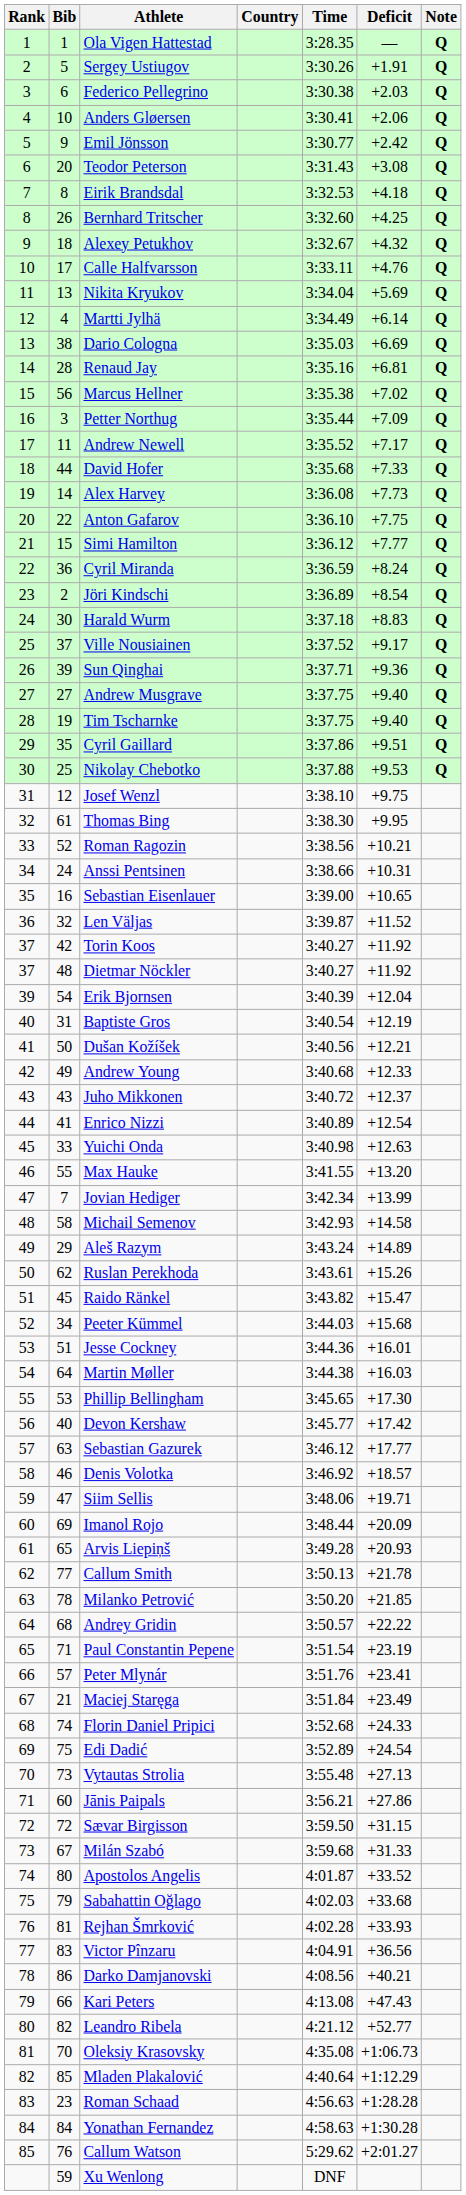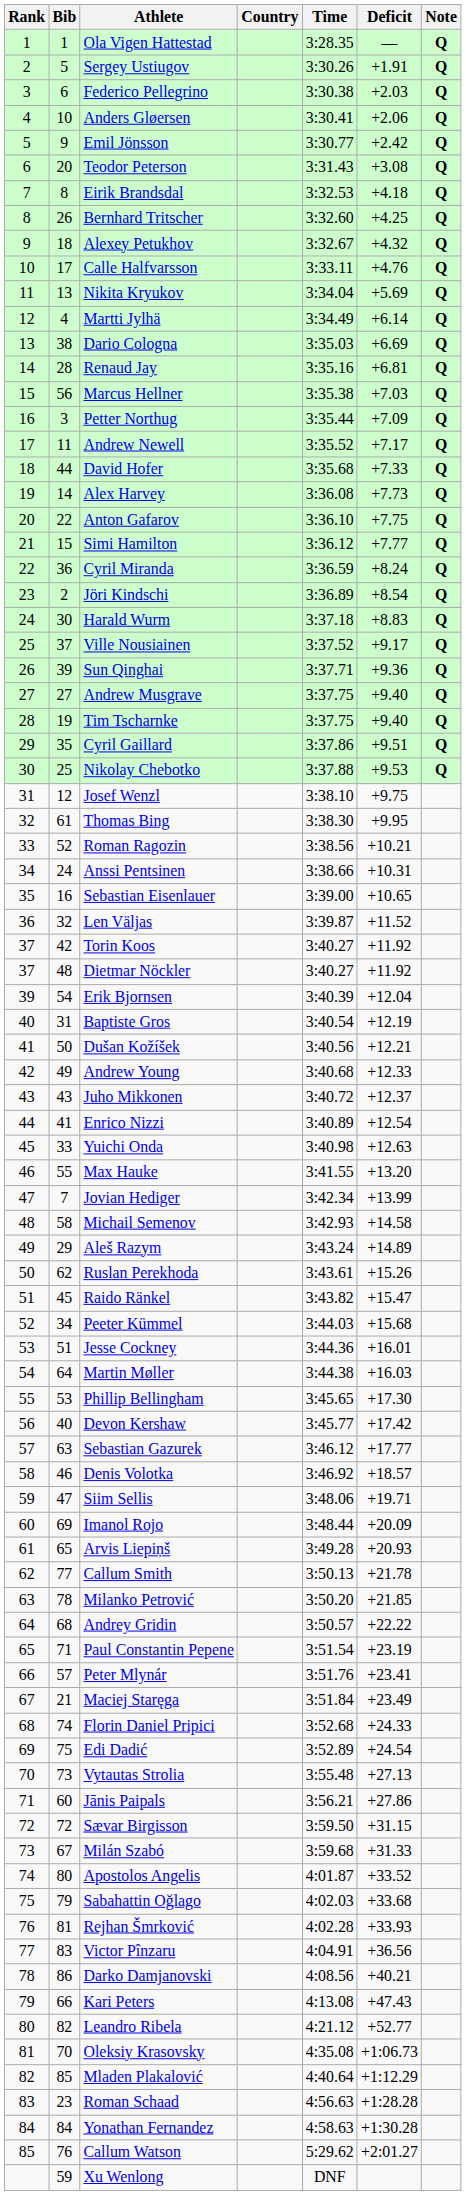(389, 393) +7.02 -> (389, 393) +7.03
